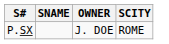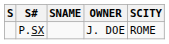+ column: (10, 13)
